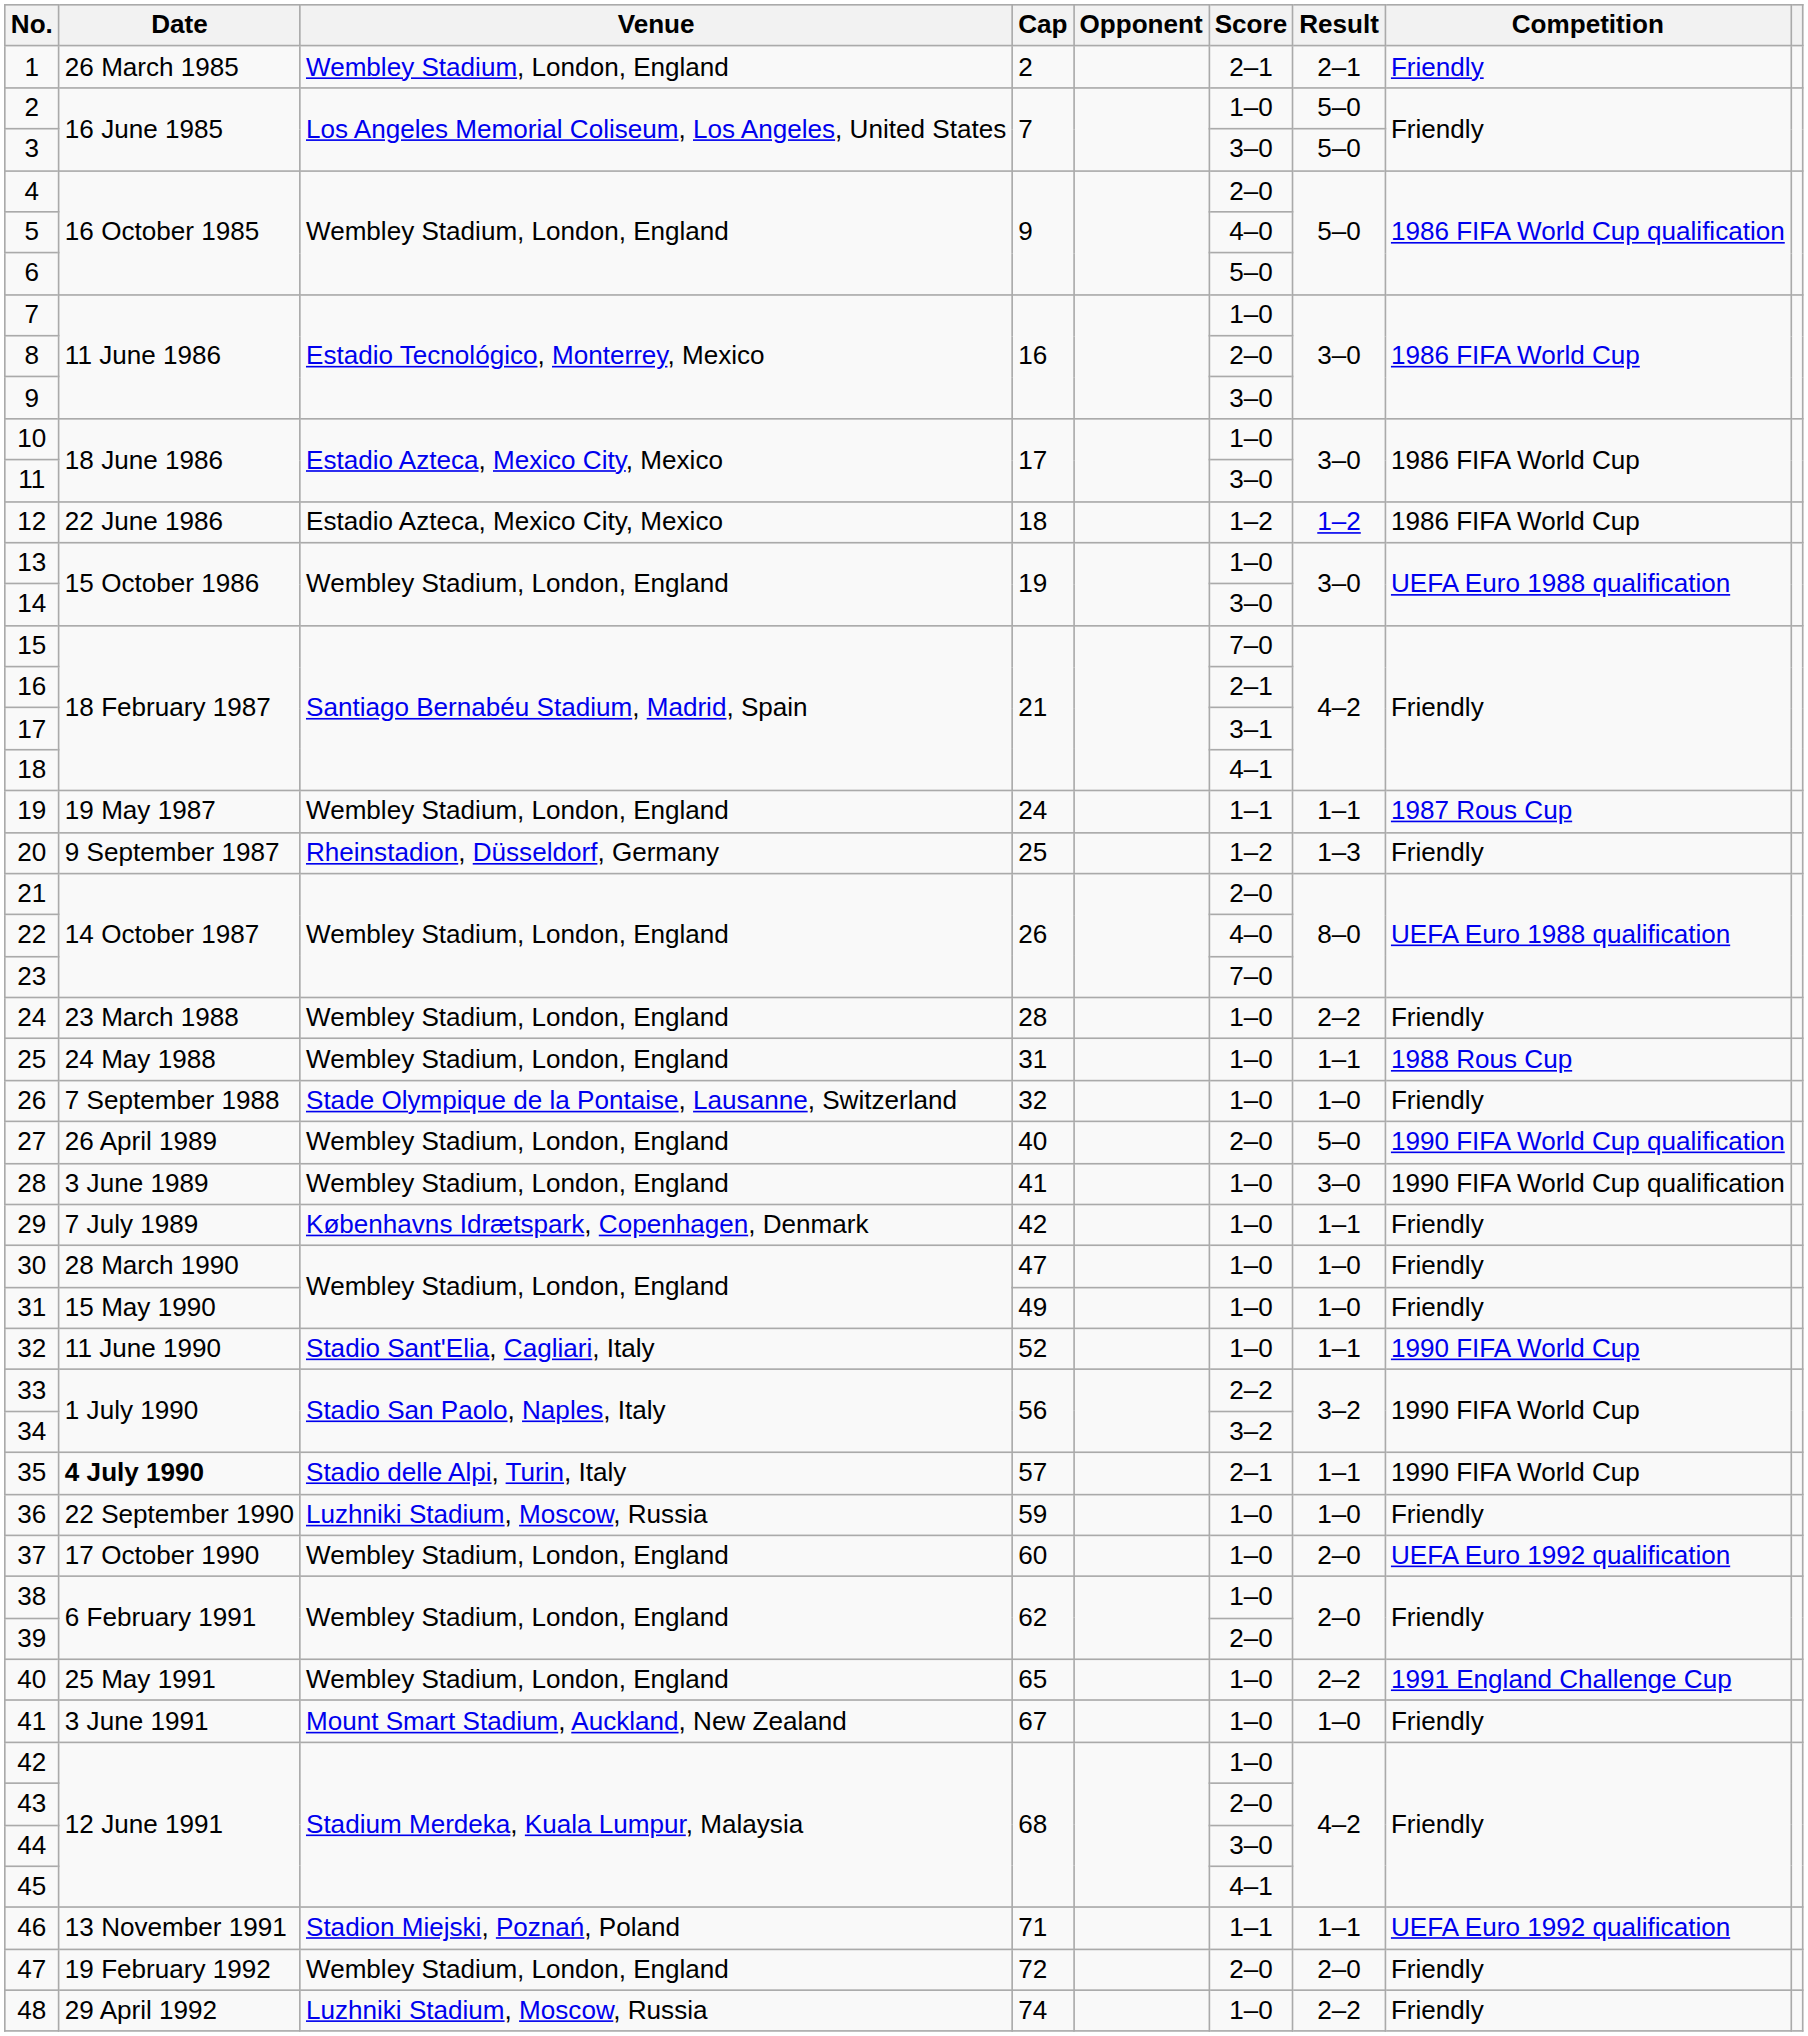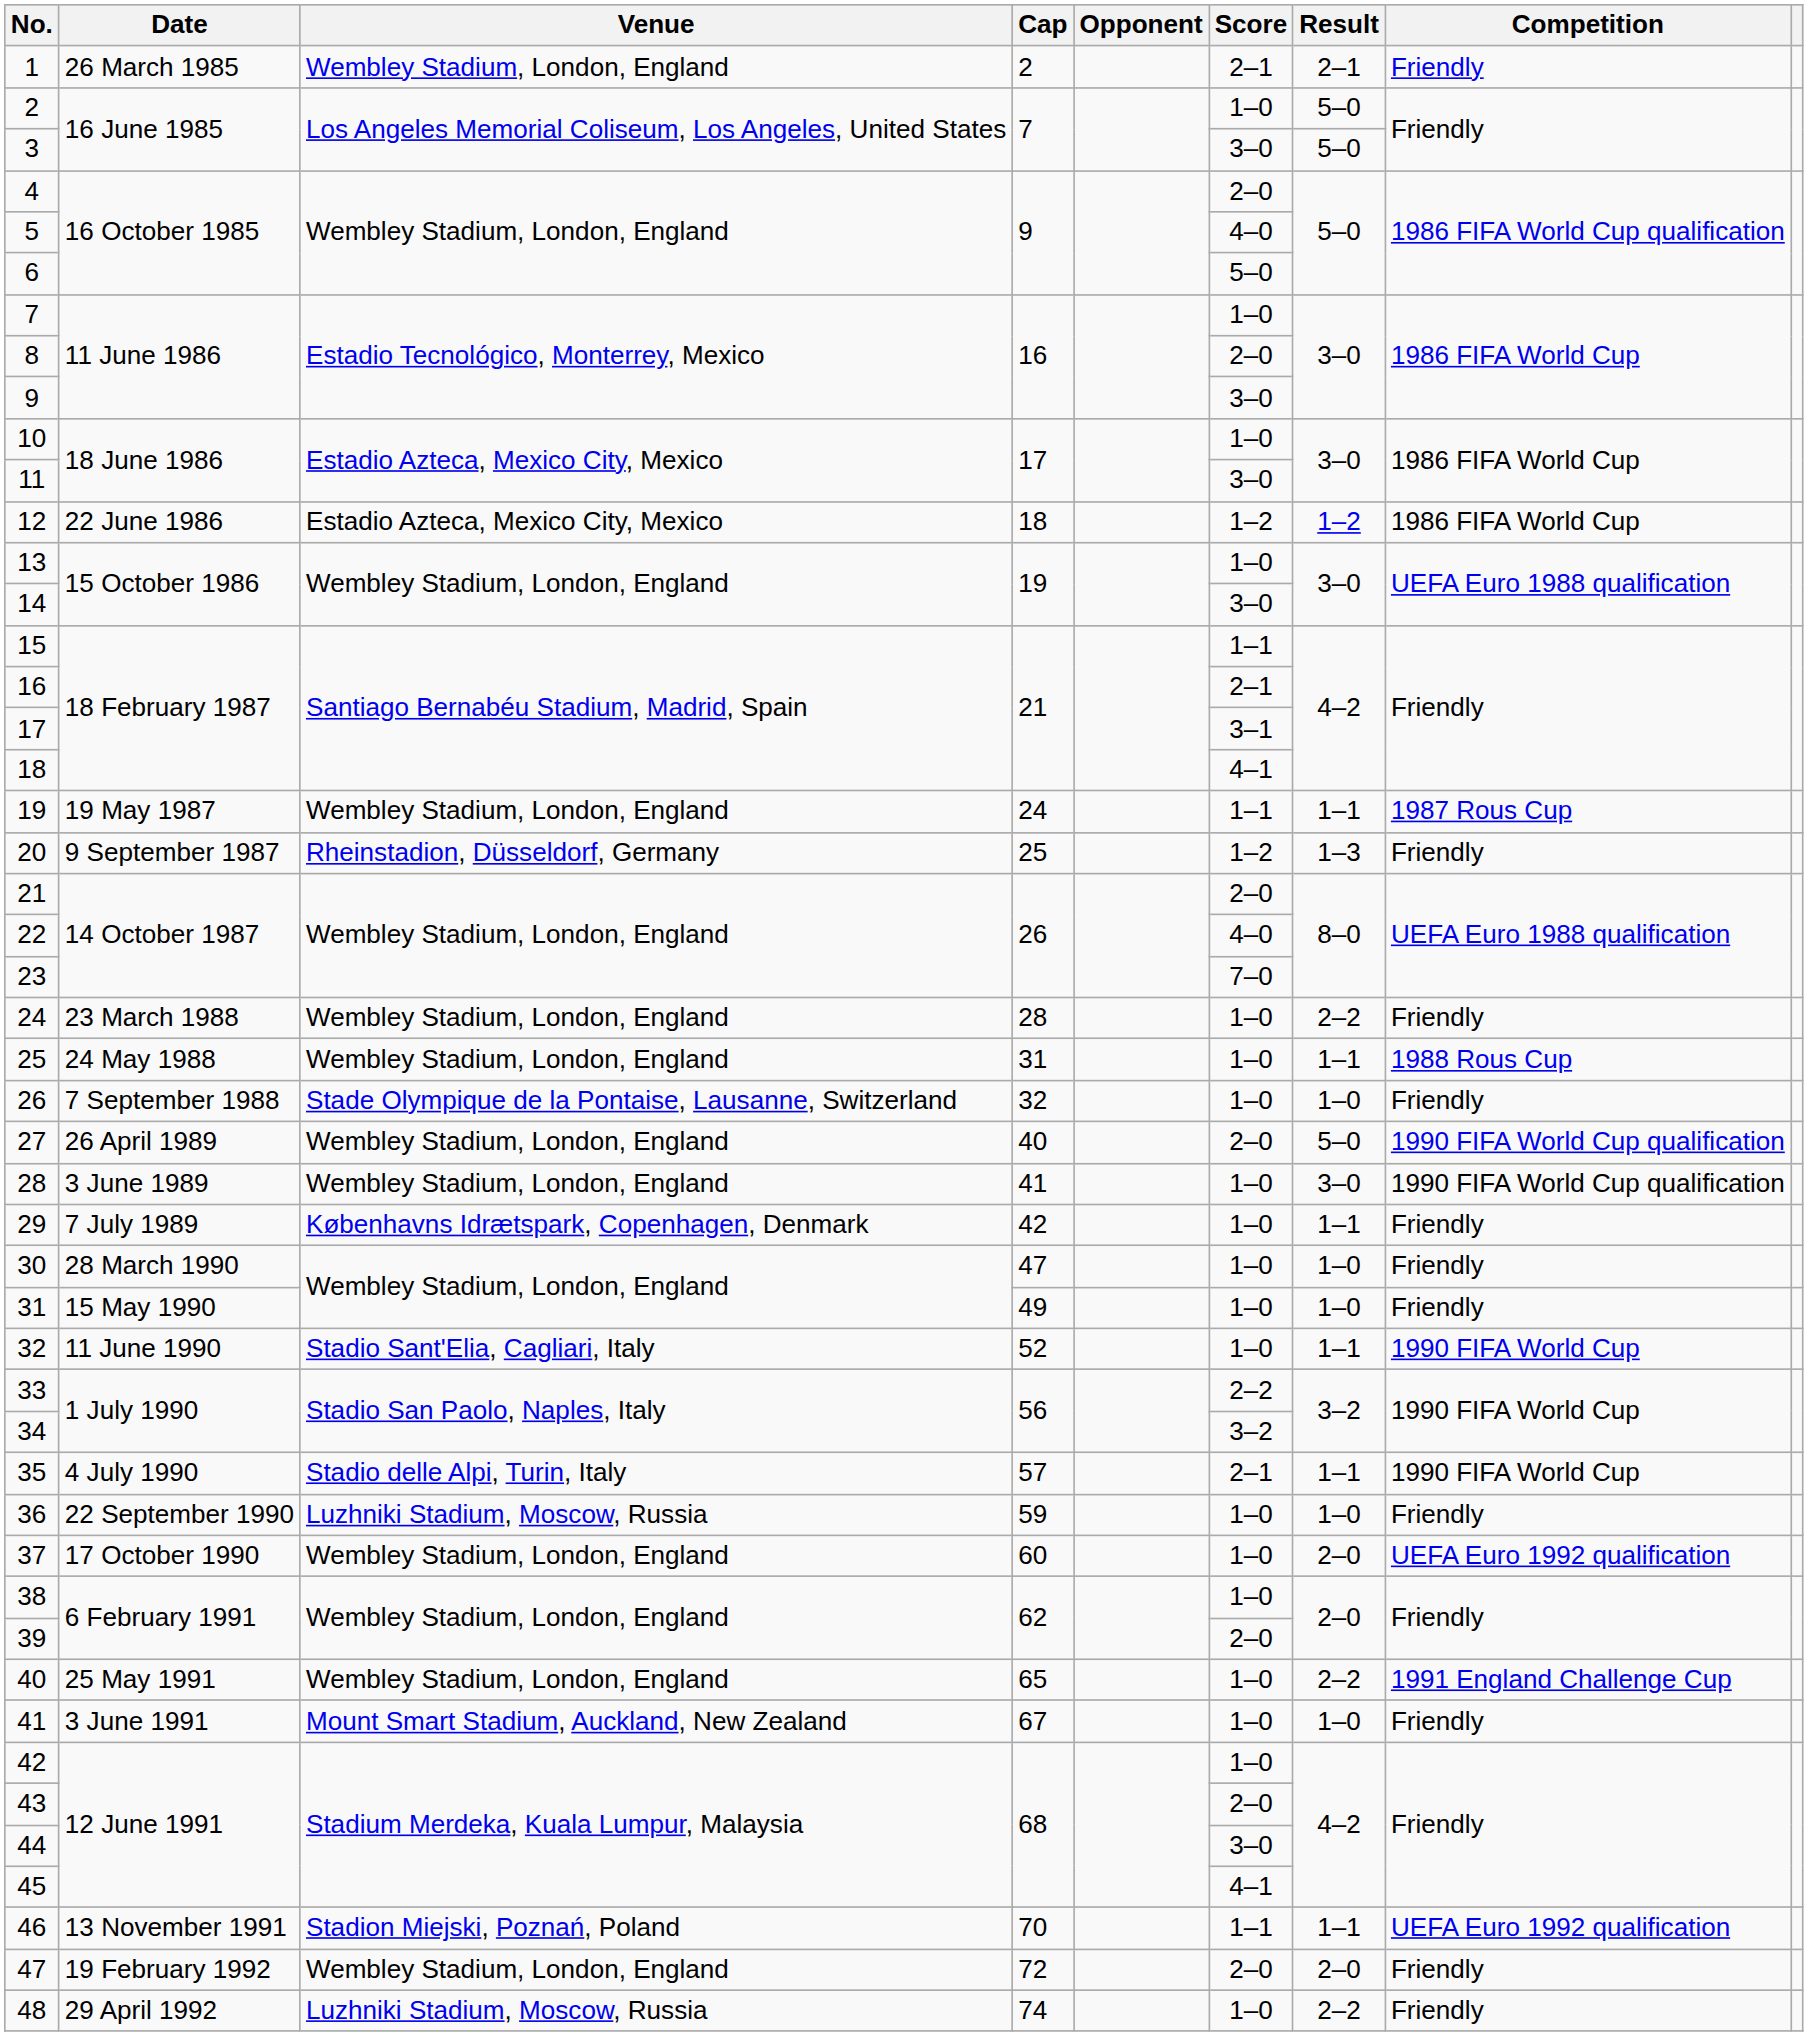(1251, 645) 7–0 -> (1251, 645) 1–1
(134, 1472) bold -> (132, 1472) normal
(1033, 1927) 71 -> (1033, 1927) 70
